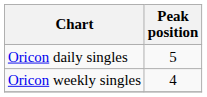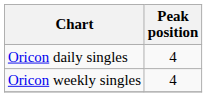(173, 56) 5 -> (173, 56) 4
